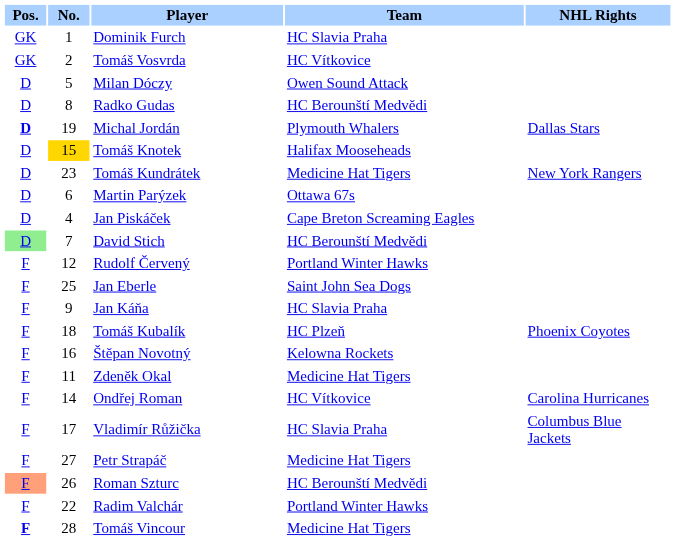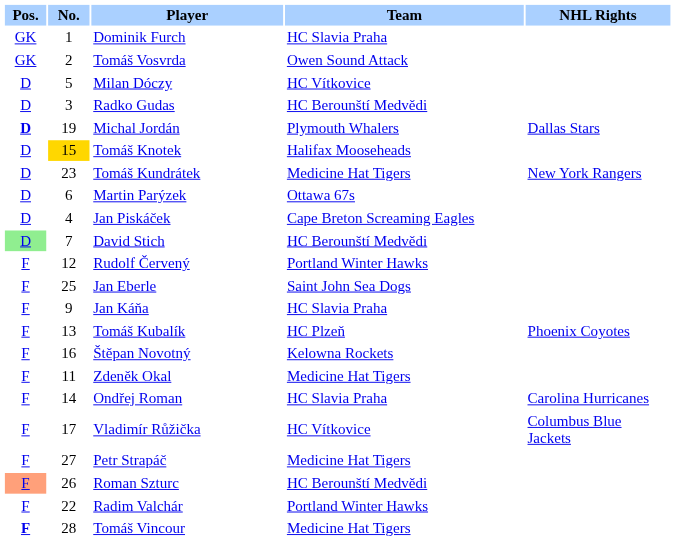(329, 60) HC Vítkovice -> (347, 60) Owen Sound Attack
(347, 82) Owen Sound Attack -> (329, 82) HC Vítkovice
(69, 105) 8 -> (69, 105) 3
(69, 331) 18 -> (69, 331) 13
(329, 398) HC Vítkovice -> (337, 398) HC Slavia Praha
(337, 429) HC Slavia Praha -> (329, 429) HC Vítkovice
